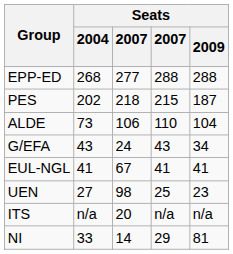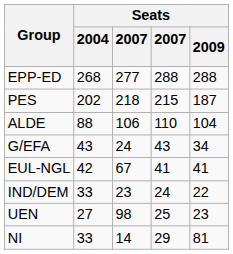(85, 123) 73 -> (85, 123) 88
(85, 169) 41 -> (85, 169) 42
+ row: (38, 191)
- row: (19, 214)
